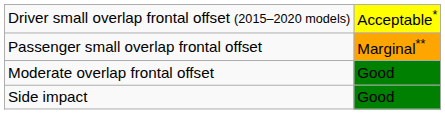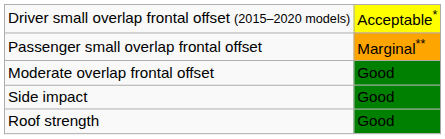+ row: (54, 121)
